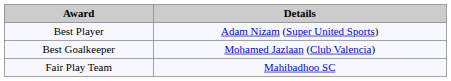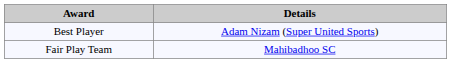- row: (79, 49)
